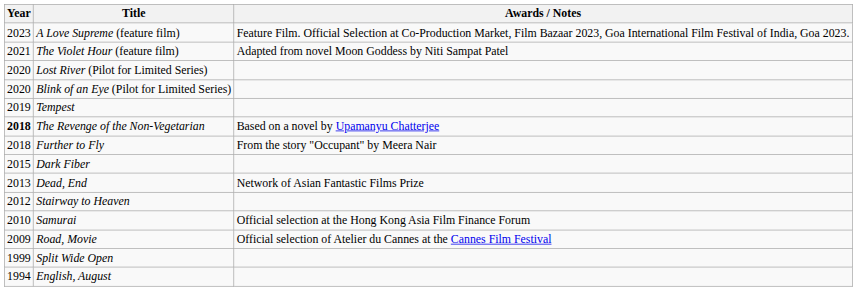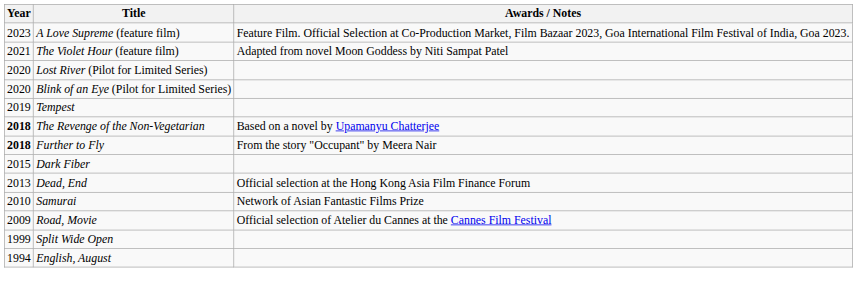(19, 145) normal -> (19, 145) bold
(330, 182) Network of Asian Fantastic Films Prize -> (383, 182) Official selection at the Hong Kong Asia Film Finance Forum
- row: (83, 201)
(383, 220) Official selection at the Hong Kong Asia Film Finance Forum -> (330, 201) Network of Asian Fantastic Films Prize
